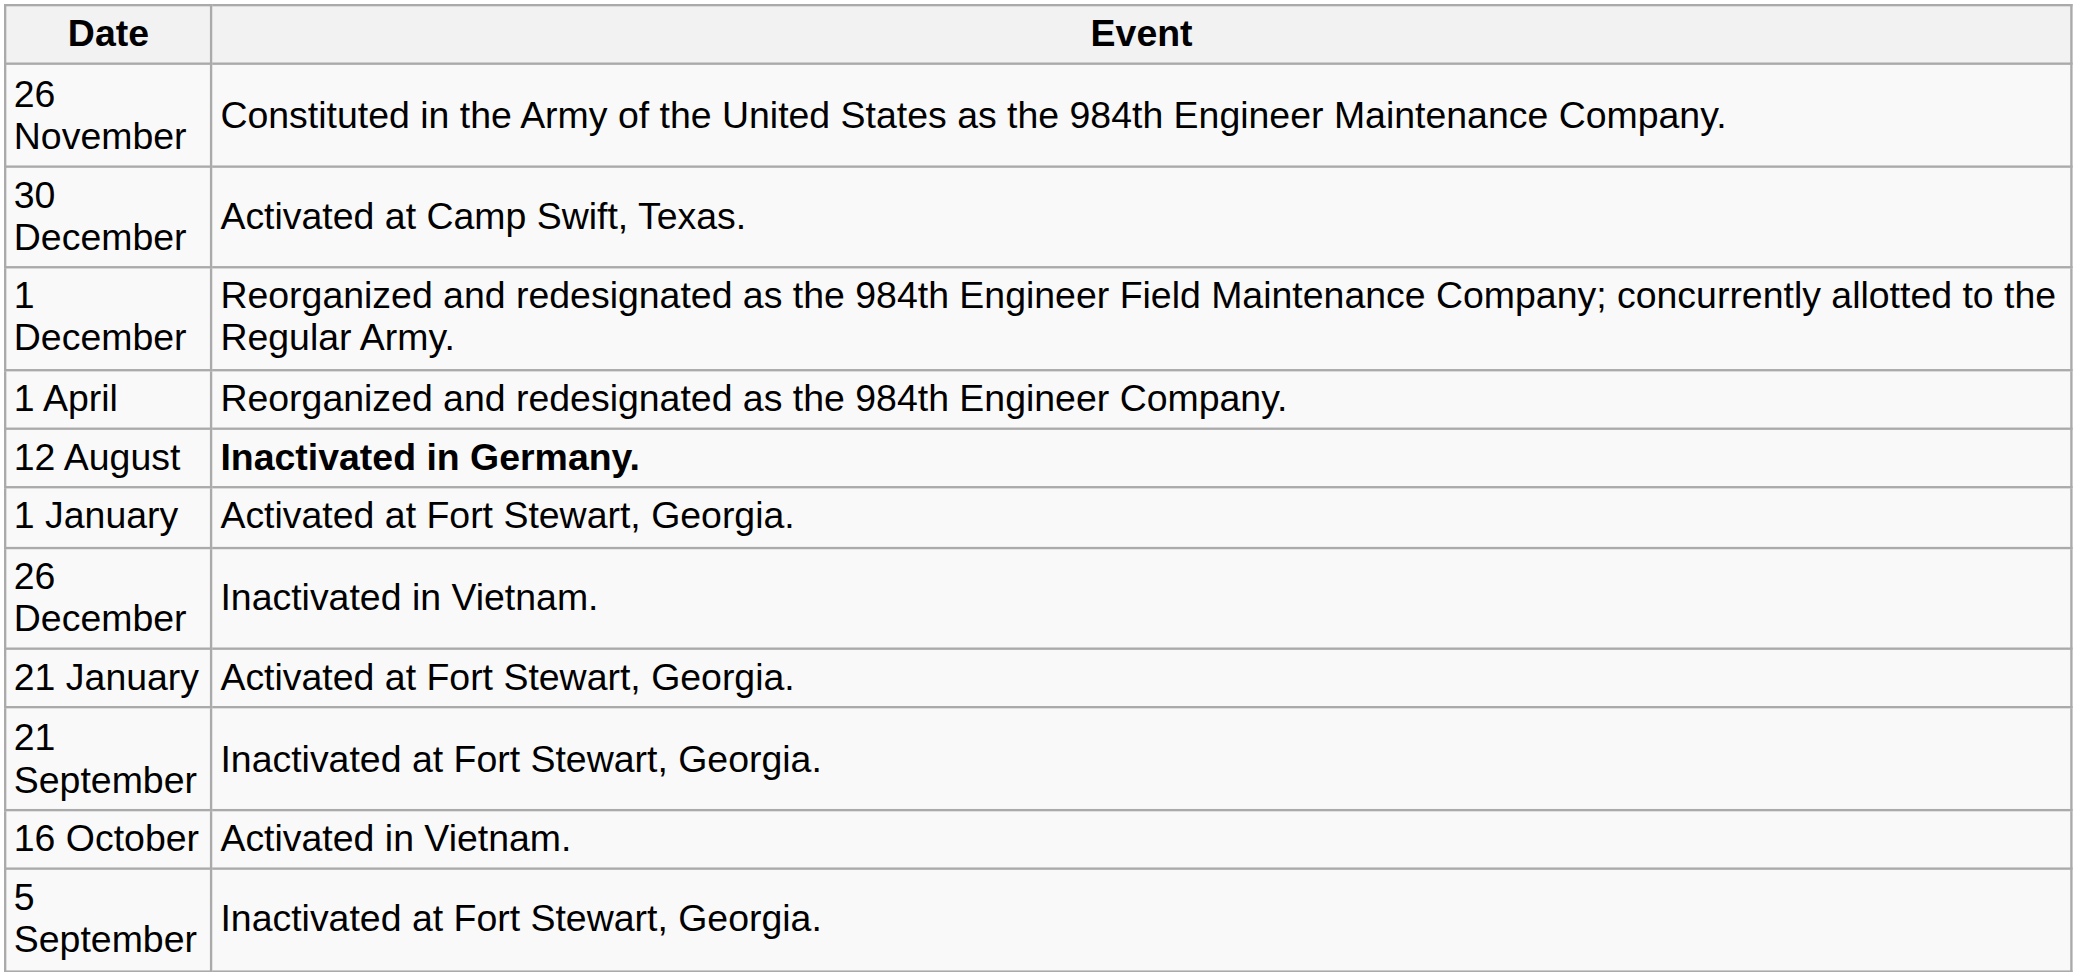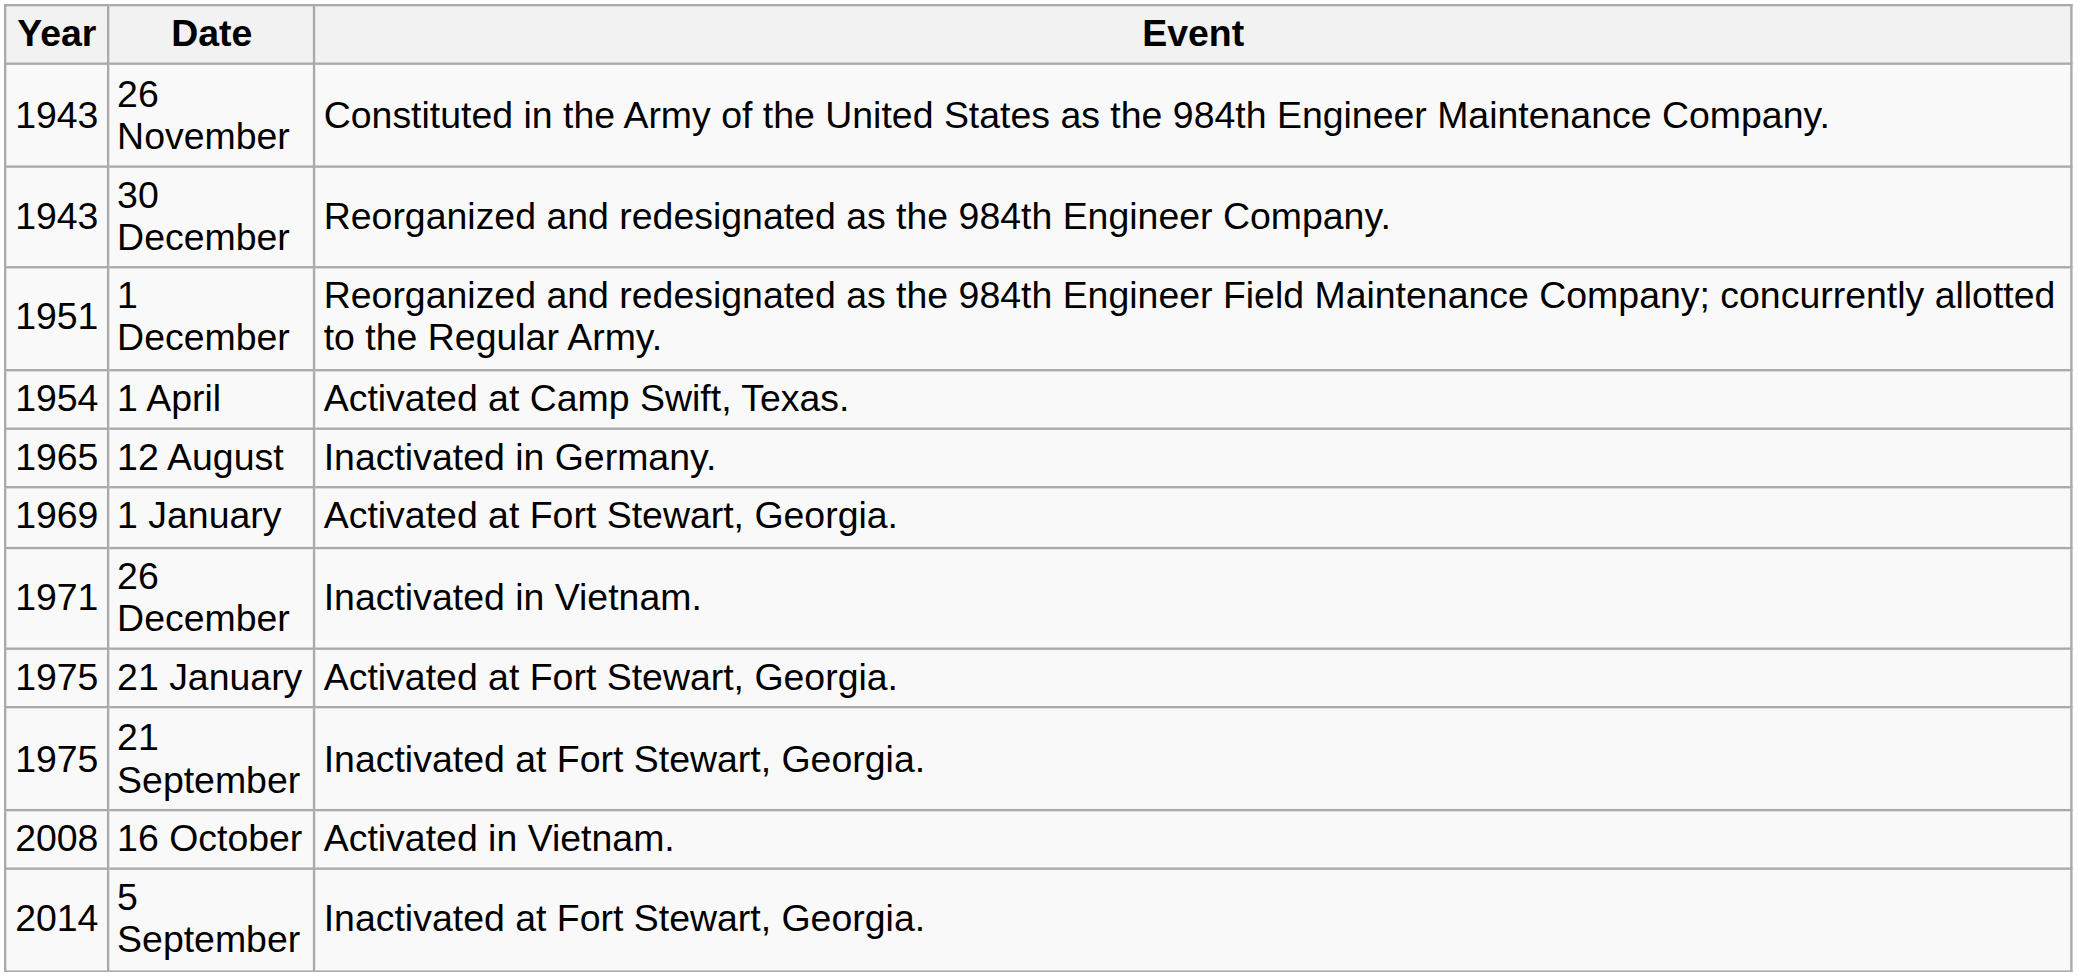+ column: (57, 34)
(483, 216) Activated at Camp Swift, Texas. -> (857, 216) Reorganized and redesignated as the 984th Engineer Company.
(754, 398) Reorganized and redesignated as the 984th Engineer Company. -> (587, 398) Activated at Camp Swift, Texas.
(430, 457) bold -> (520, 457) normal
